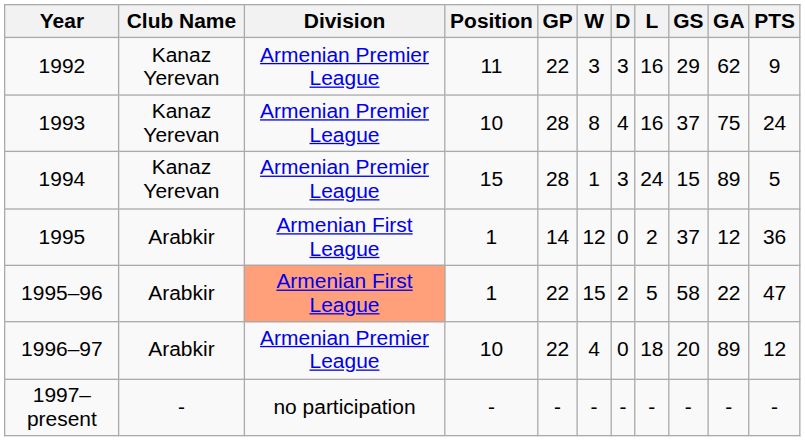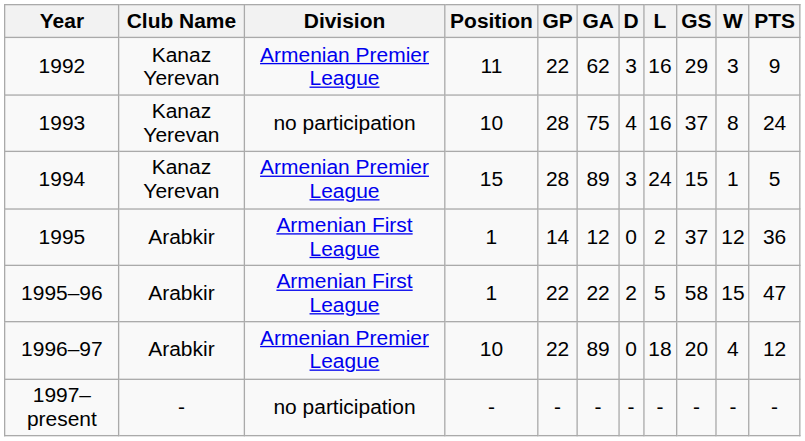columns swapped: (594, 21) <-> (729, 21)
(345, 122) Armenian Premier League -> (345, 122) no participation
(345, 293) lightsalmon background -> (345, 293) no background
